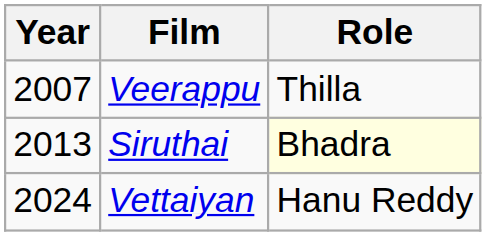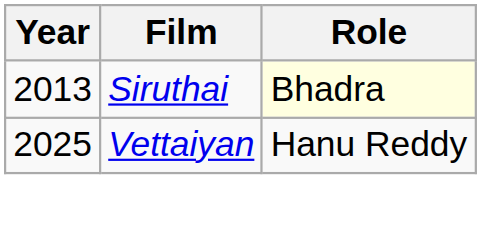- row: (184, 88)
(53, 200) 2024 -> (53, 144) 2025
